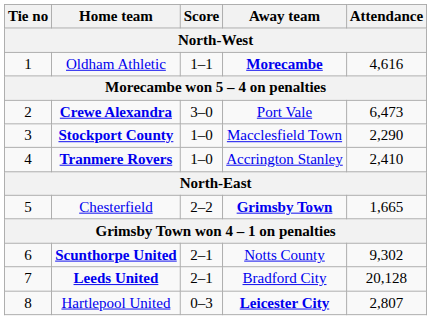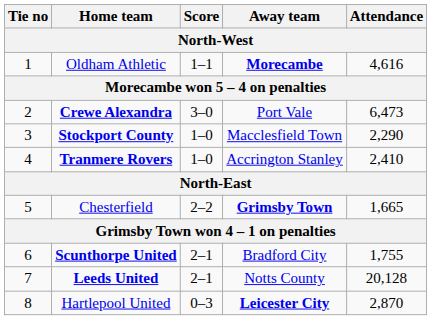(284, 254) Notts County -> (284, 254) Bradford City
(386, 254) 9,302 -> (386, 254) 1,755
(284, 278) Bradford City -> (284, 278) Notts County
(386, 302) 2,807 -> (386, 302) 2,870
